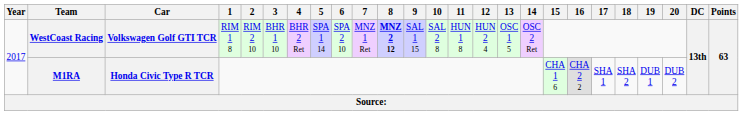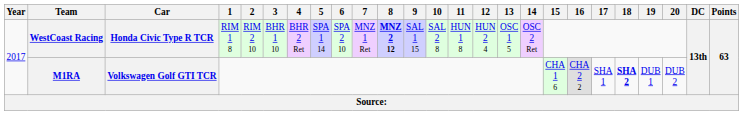(162, 38) Volkswagen Golf GTI TCR -> (162, 38) Honda Civic Type R TCR
(162, 75) Honda Civic Type R TCR -> (162, 75) Volkswagen Golf GTI TCR
(626, 75) normal -> (627, 75) bold
